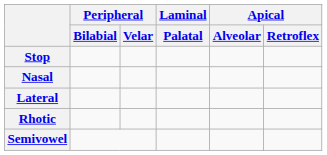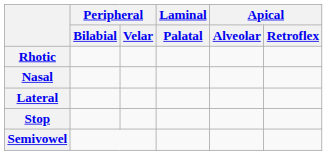rows swapped: (37, 56) <-> (37, 118)
